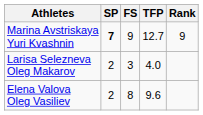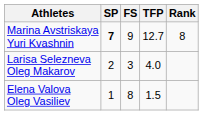(182, 37) 9 -> (182, 37) 8
(111, 96) 2 -> (111, 96) 1
(153, 96) 9.6 -> (153, 96) 1.5
